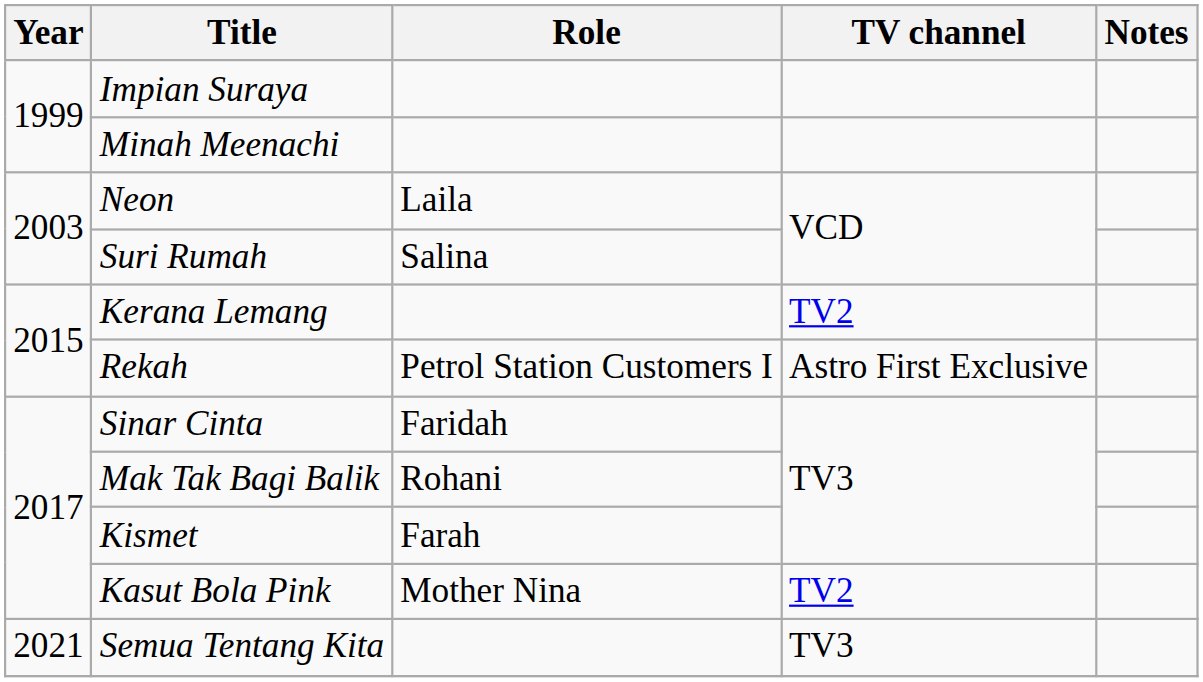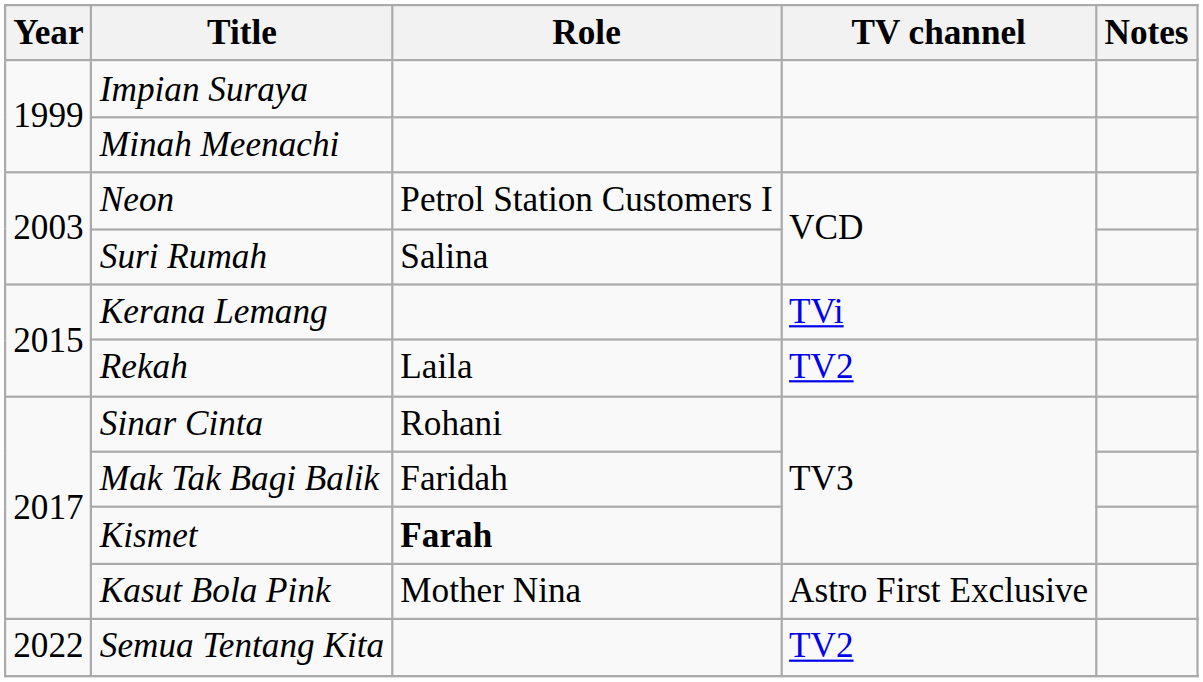(436, 199) Laila -> (587, 199) Petrol Station Customers I
(821, 311) TV2 -> (816, 311) TVi
(587, 367) Petrol Station Customers I -> (436, 367) Laila
(939, 367) Astro First Exclusive -> (821, 367) TV2
(454, 423) Faridah -> (451, 423) Rohani
(451, 479) Rohani -> (454, 479) Faridah
(440, 534) normal -> (446, 534) bold
(821, 590) TV2 -> (939, 590) Astro First Exclusive
(48, 646) 2021 -> (48, 646) 2022
(821, 646) TV3 -> (821, 646) TV2
